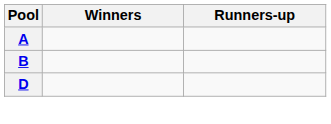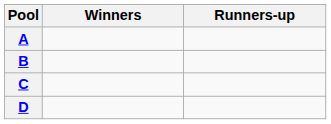+ row: (23, 84)
